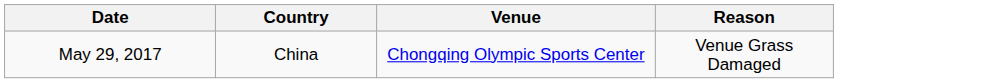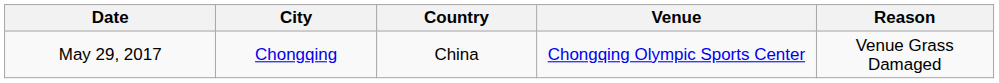+ column: (296, 17)
